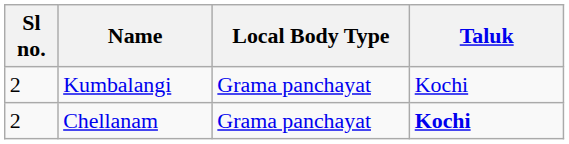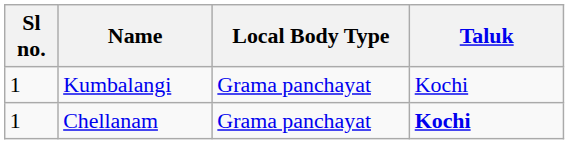(15, 84) 2 -> (15, 84) 1
(15, 120) 2 -> (15, 120) 1
